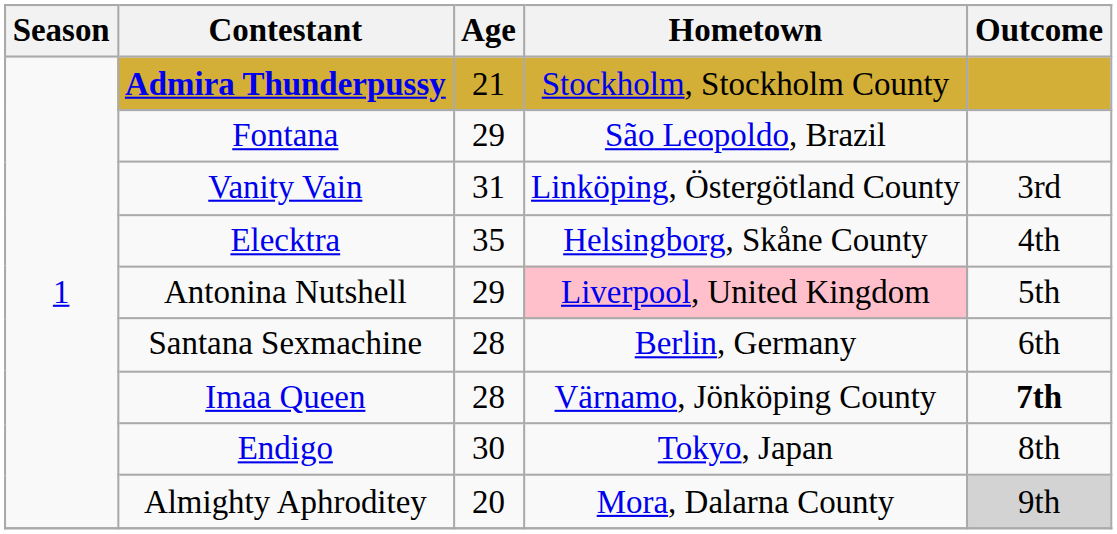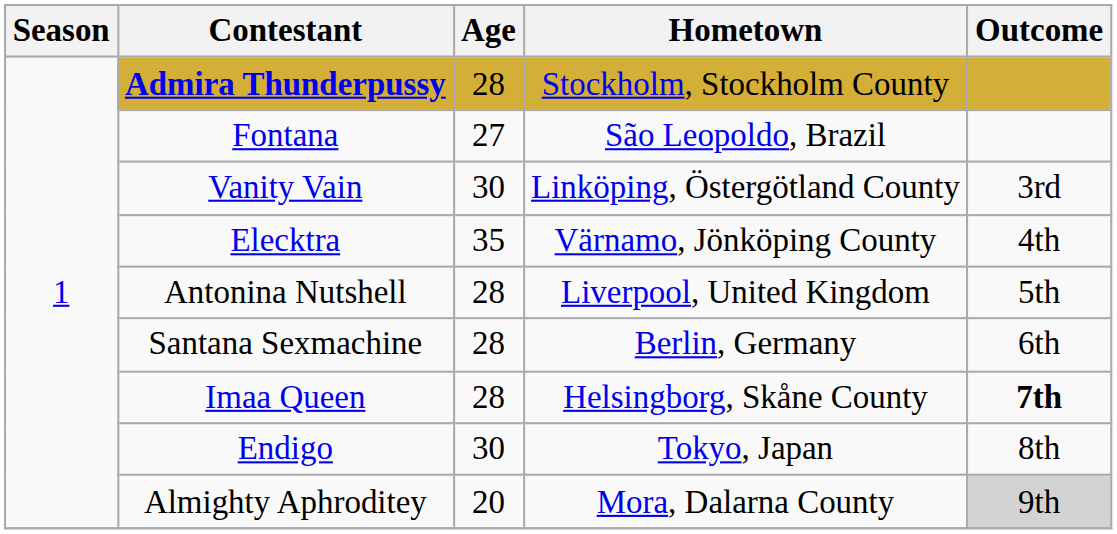(488, 82) 21 -> (488, 82) 28
(488, 135) 29 -> (488, 135) 27
(488, 187) 31 -> (488, 187) 30
(745, 239) Helsingborg, Skåne County -> (745, 239) Värnamo, Jönköping County
(488, 291) 29 -> (488, 291) 28
(745, 291) pink background -> (745, 291) no background
(745, 396) Värnamo, Jönköping County -> (745, 396) Helsingborg, Skåne County
